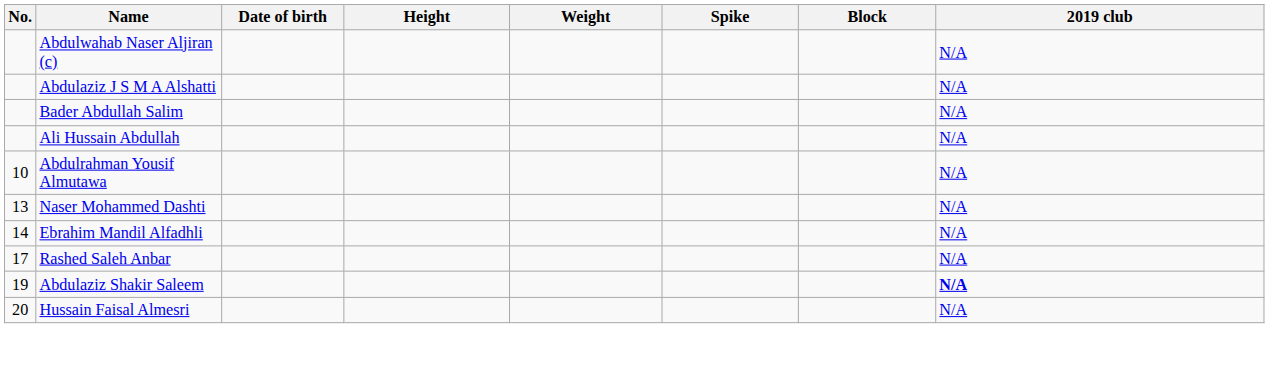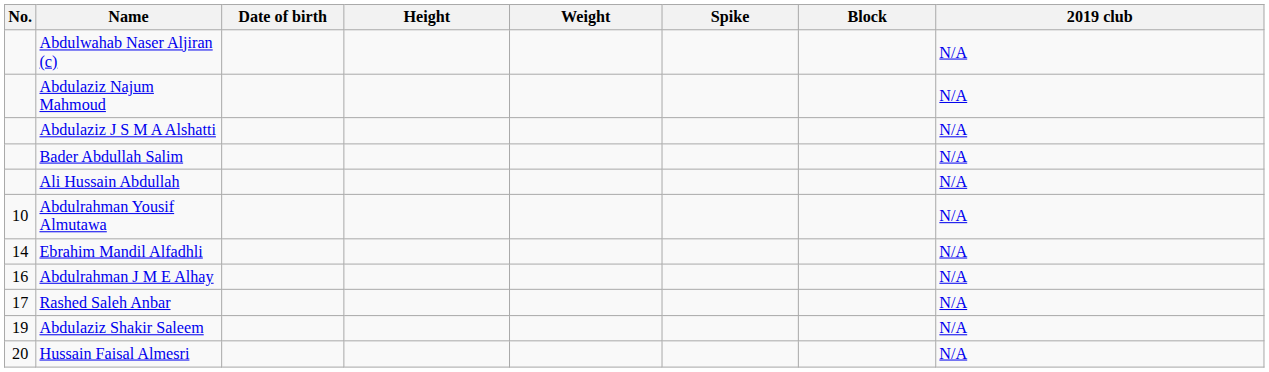+ row: (97, 95)
- row: (123, 207)
+ row: (127, 276)
(953, 284) bold -> (953, 328) normal
